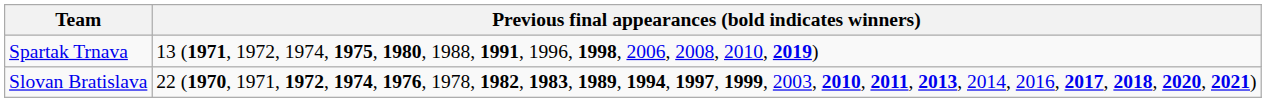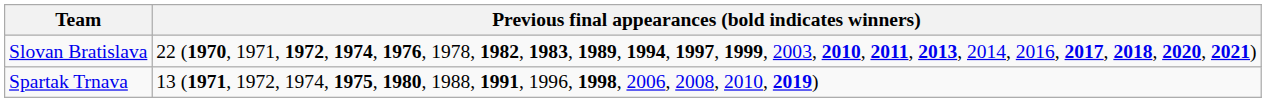rows swapped: (78, 81) <-> (68, 50)
